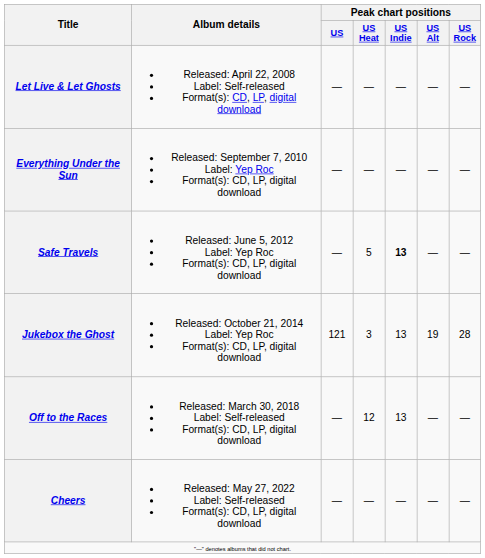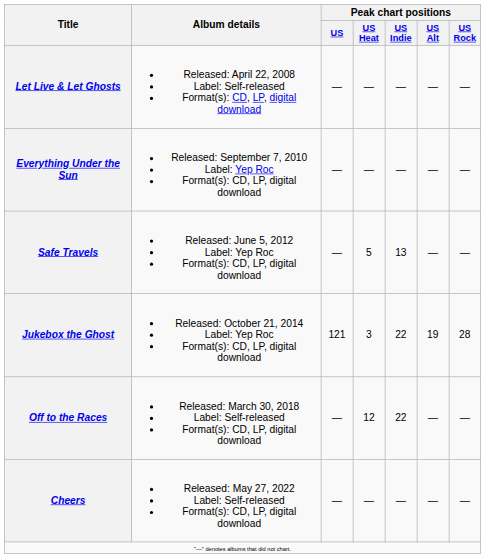(401, 252) bold -> (401, 252) normal
(401, 335) 13 -> (401, 335) 22
(401, 418) 13 -> (401, 418) 22
